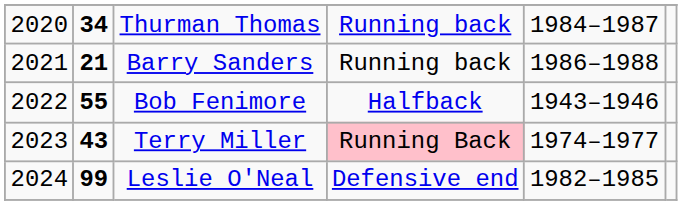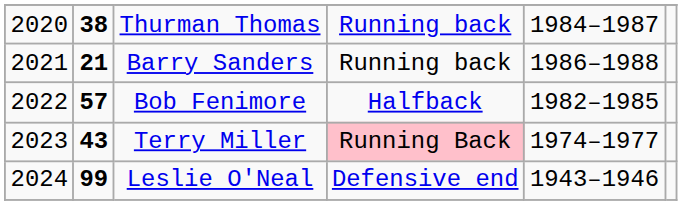(94, 24) 34 -> (94, 24) 38
(94, 102) 55 -> (94, 102) 57
(594, 102) 1943–1946 -> (594, 102) 1982–1985
(594, 180) 1982–1985 -> (594, 180) 1943–1946
